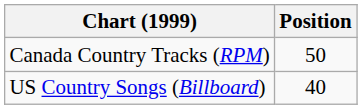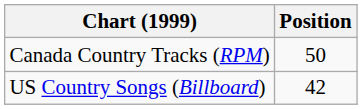(315, 87) 40 -> (315, 87) 42
